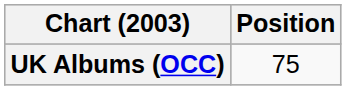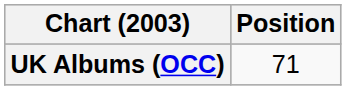(286, 64) 75 -> (286, 64) 71
